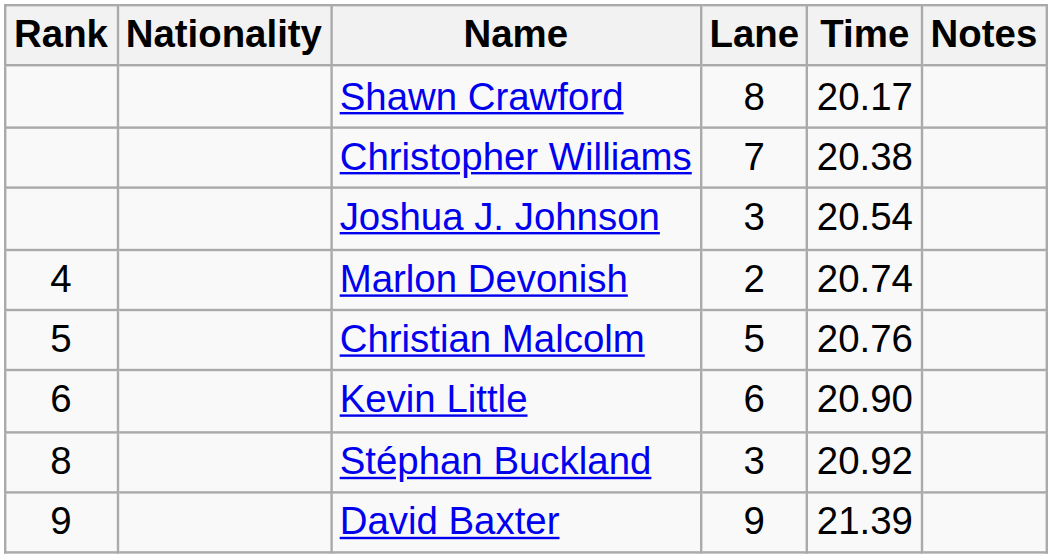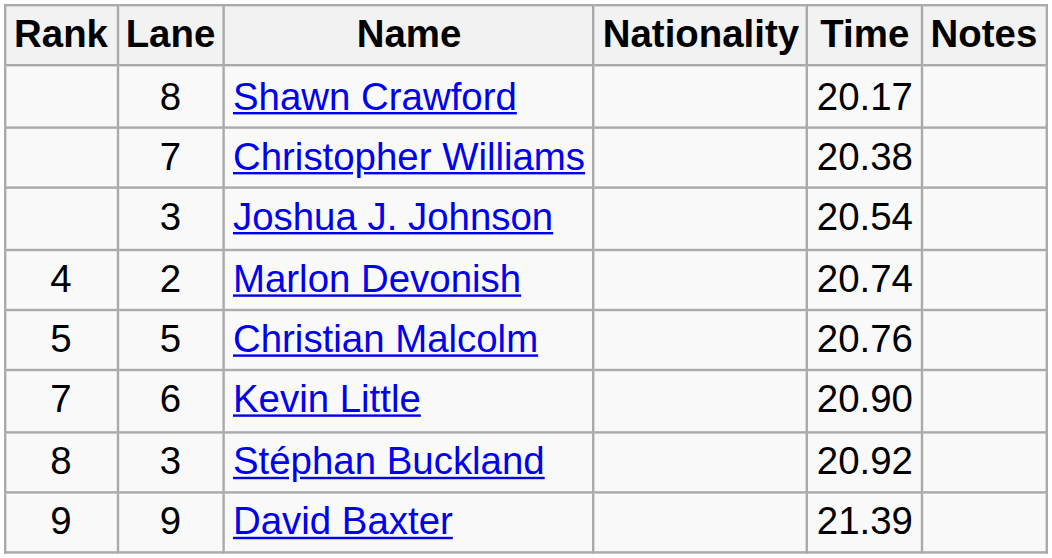columns swapped: (754, 34) <-> (224, 34)
(61, 400) 6 -> (61, 400) 7
